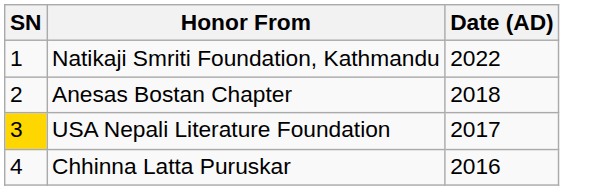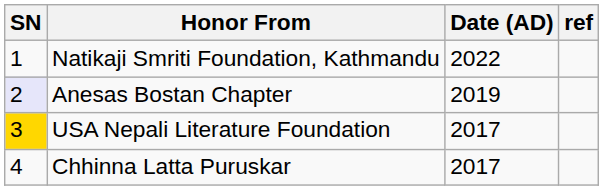+ column: (579, 22)
(16, 94) no background -> (16, 94) lavender background
(475, 94) 2018 -> (475, 94) 2019
(475, 166) 2016 -> (475, 166) 2017
